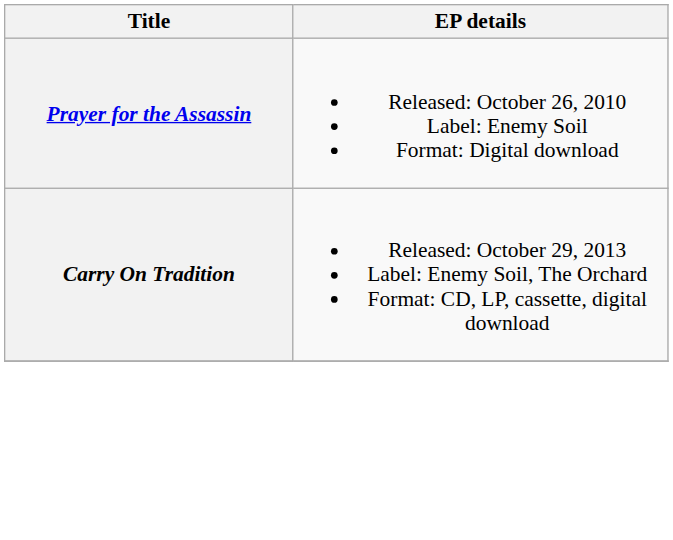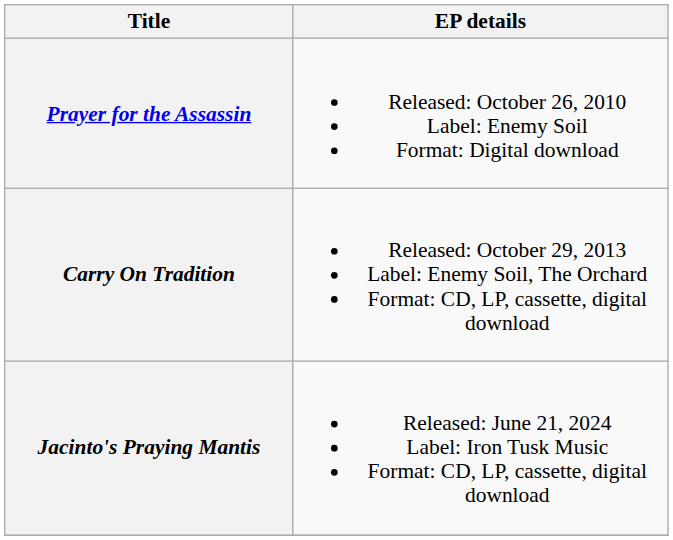+ row: (149, 447)
